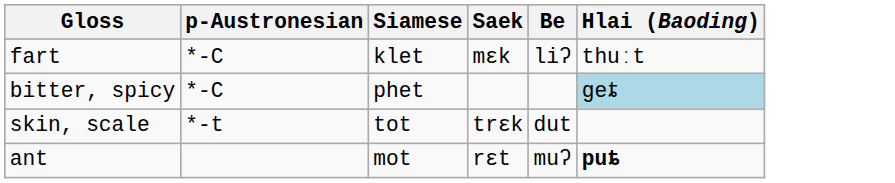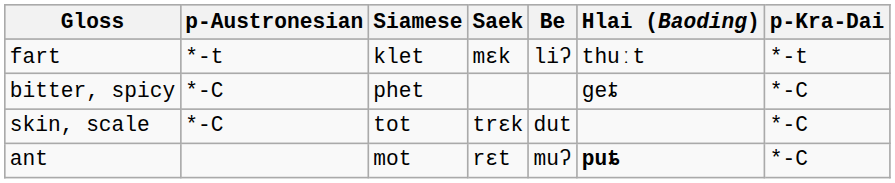+ column: (827, 22)
(204, 57) *-C -> (204, 57) *-t
(601, 91) lightblue background -> (601, 91) no background
(204, 126) *-t -> (204, 126) *-C
